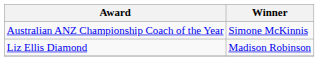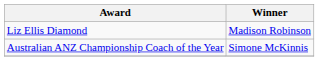rows swapped: (47, 47) <-> (115, 30)
